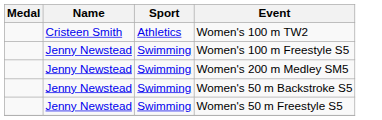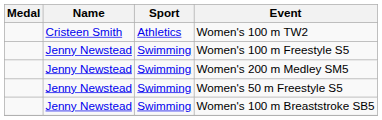- row: (274, 87)
+ row: (286, 106)
